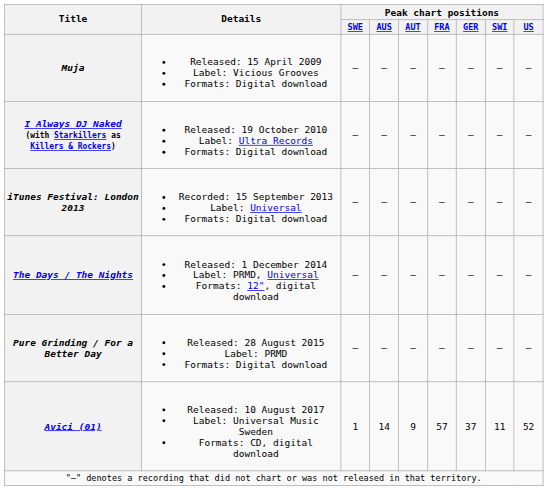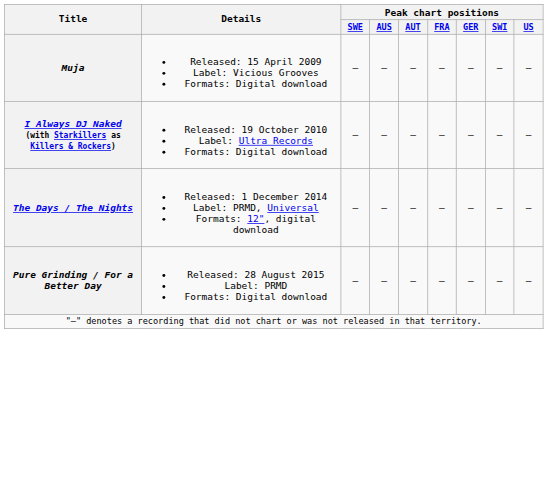- row: (73, 202)
- row: (73, 426)
